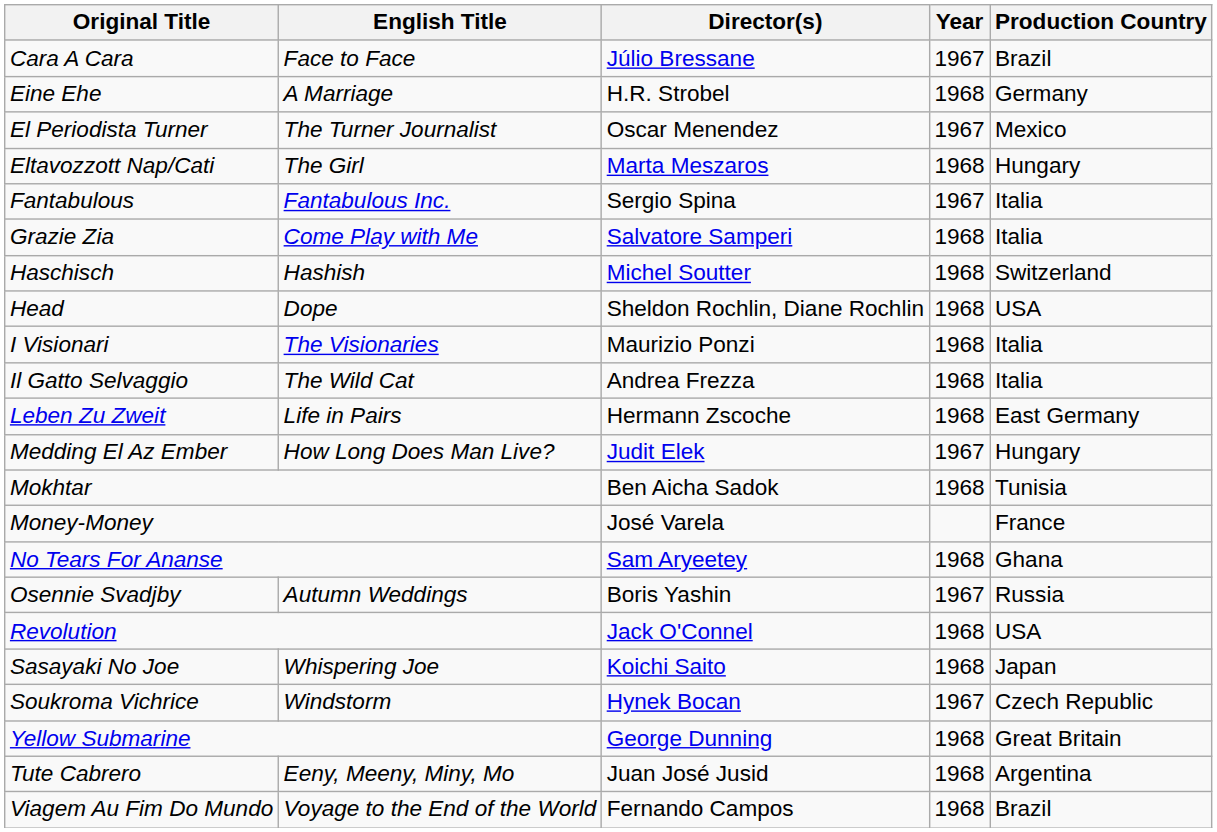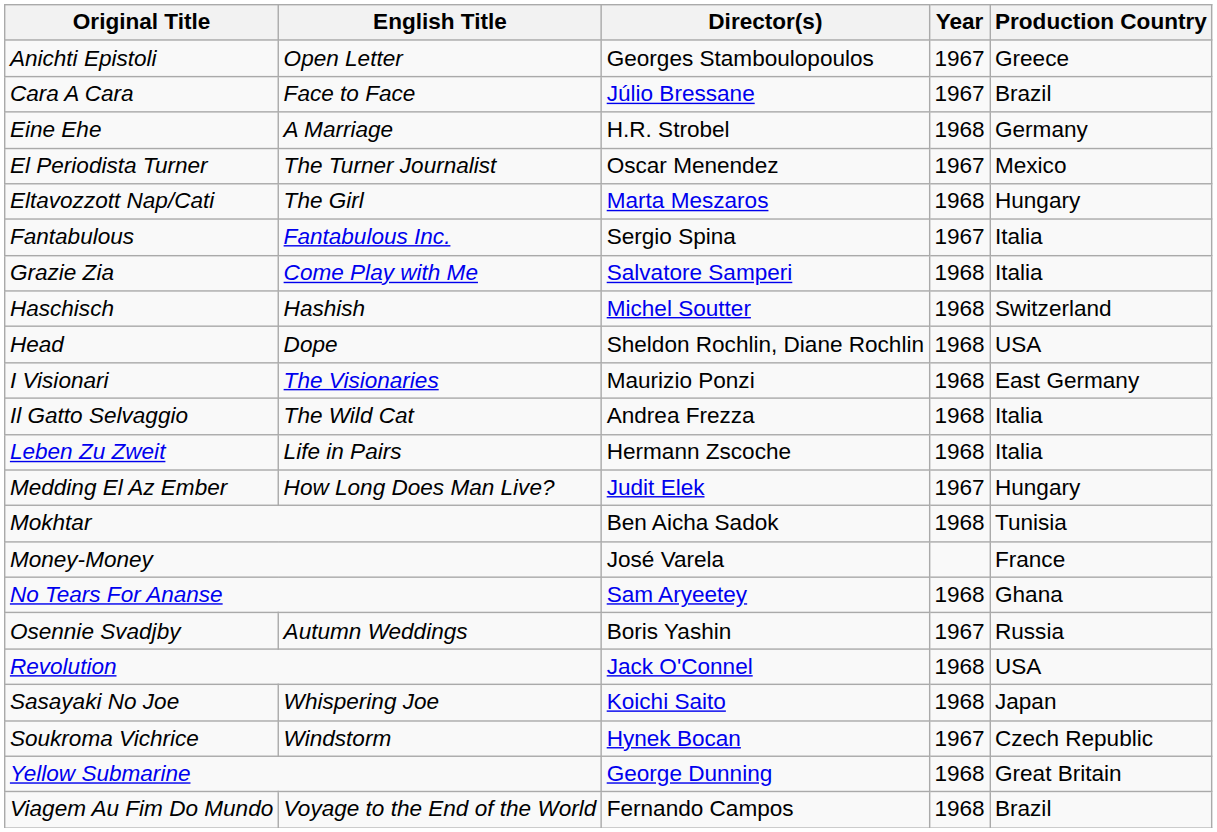+ row: (83, 58)
(1019, 344) Italia -> (1067, 380) East Germany
(1067, 415) East Germany -> (1019, 451) Italia
- row: (76, 773)
